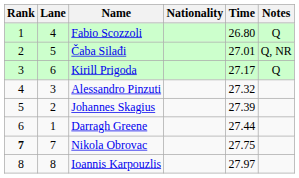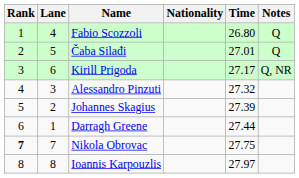(276, 51) Q, NR -> (276, 51) Q
(276, 70) Q -> (276, 70) Q, NR
